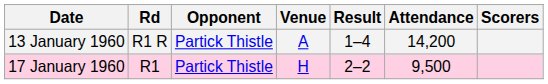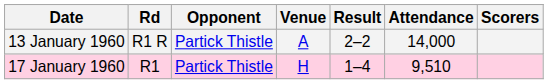(357, 42) 1–4 -> (357, 42) 2–2
(431, 42) 14,200 -> (431, 42) 14,000
(357, 67) 2–2 -> (357, 67) 1–4
(431, 67) 9,500 -> (431, 67) 9,510
